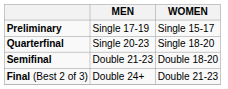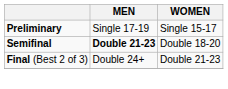- row: (35, 44)
(123, 60) normal -> (124, 44) bold
